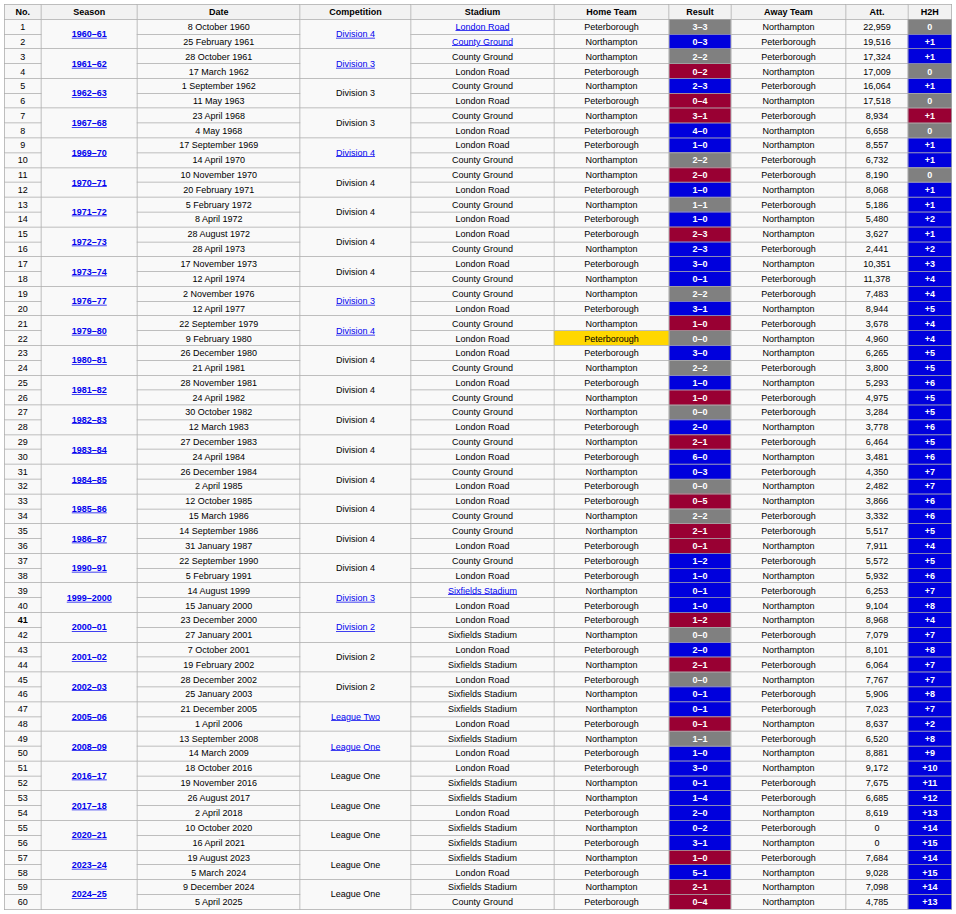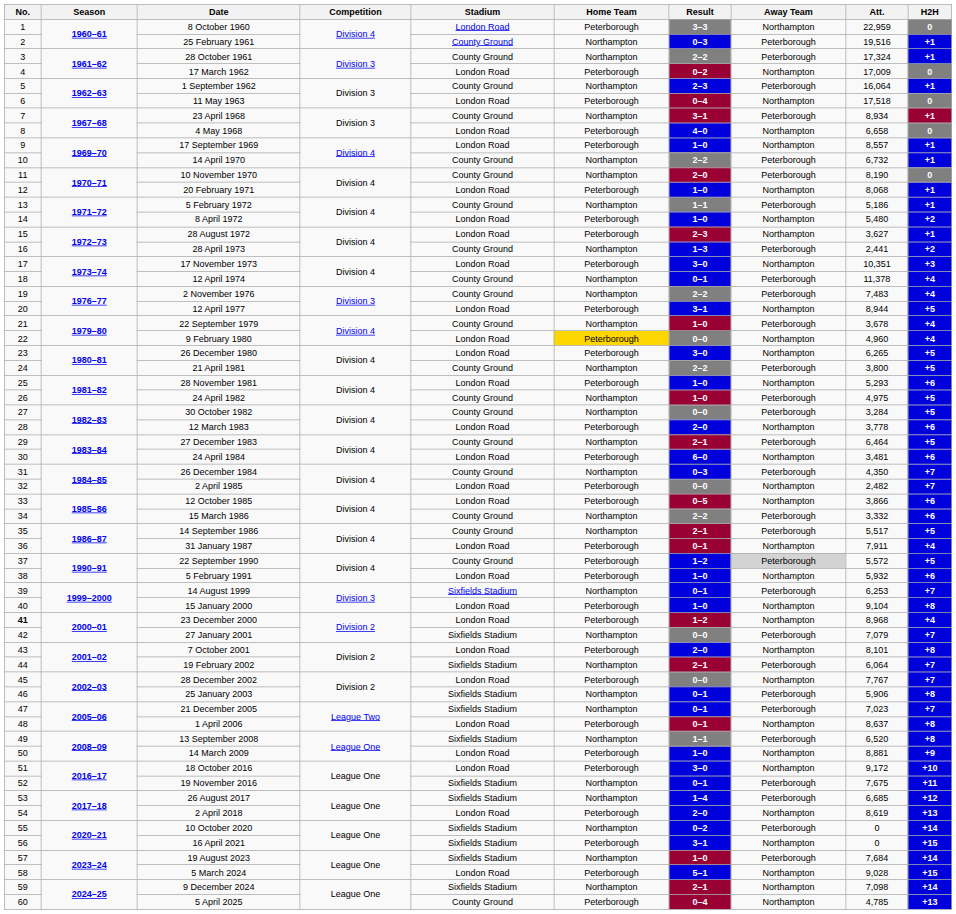(700, 249) 2–3 -> (700, 249) 1–3
(788, 561) no background -> (788, 561) lightgrey background
(930, 724) +2 -> (930, 724) +8
